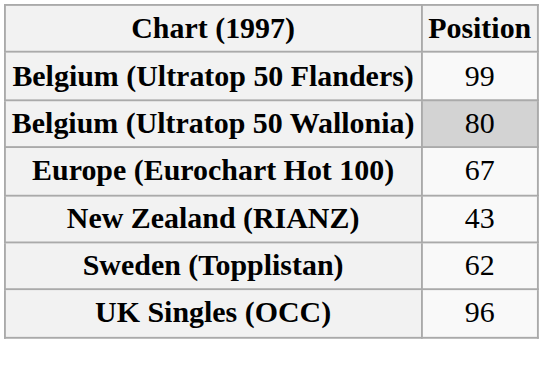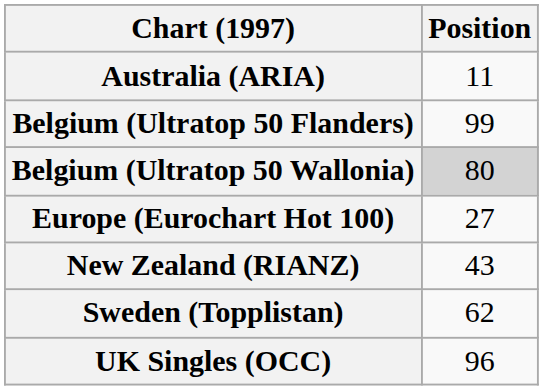+ row: (213, 75)
(480, 170) 67 -> (480, 218) 27
